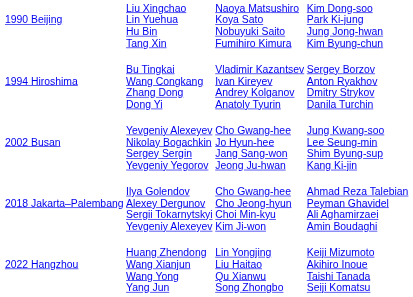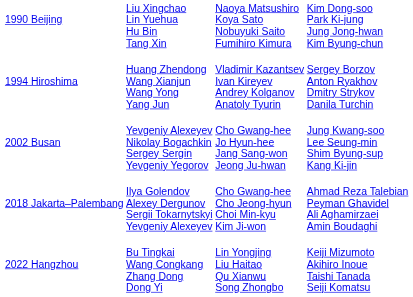(165, 87) Bu Tingkai Wang Congkang Zhang Dong Dong Yi -> (166, 87) Huang Zhendong Wang Xianjun Wang Yong Yang Jun
(166, 270) Huang Zhendong Wang Xianjun Wang Yong Yang Jun -> (165, 270) Bu Tingkai Wang Congkang Zhang Dong Dong Yi
